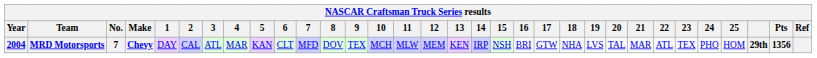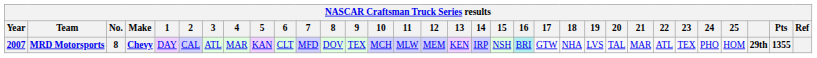(16, 45) 2004 -> (16, 45) 2007
(116, 45) 7 -> (116, 45) 8
(524, 45) no background -> (524, 45) paleturquoise background
(781, 45) 1356 -> (781, 45) 1355
